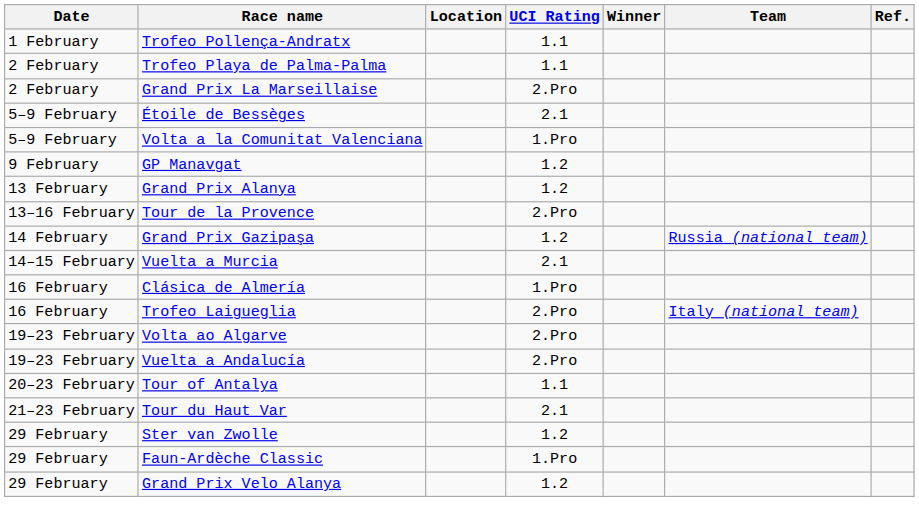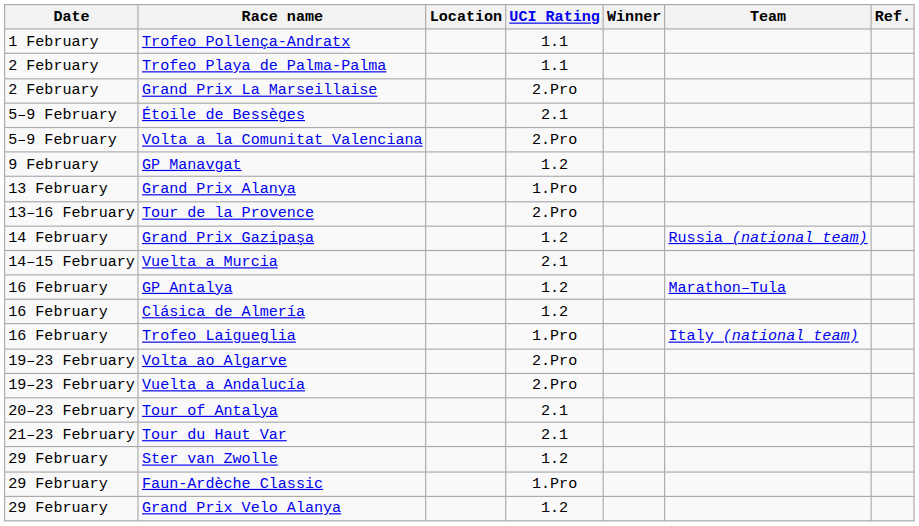(555, 140) 1.Pro -> (555, 140) 2.Pro
(555, 189) 1.2 -> (555, 189) 1.Pro
+ row: (187, 287)
(555, 287) 1.Pro -> (555, 312) 1.2
(555, 312) 2.Pro -> (555, 336) 1.Pro
(555, 386) 1.1 -> (555, 410) 2.1
